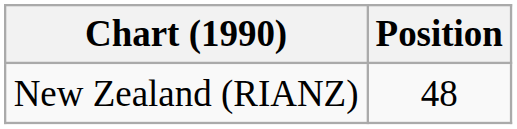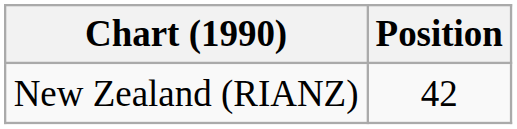(439, 92) 48 -> (439, 92) 42
